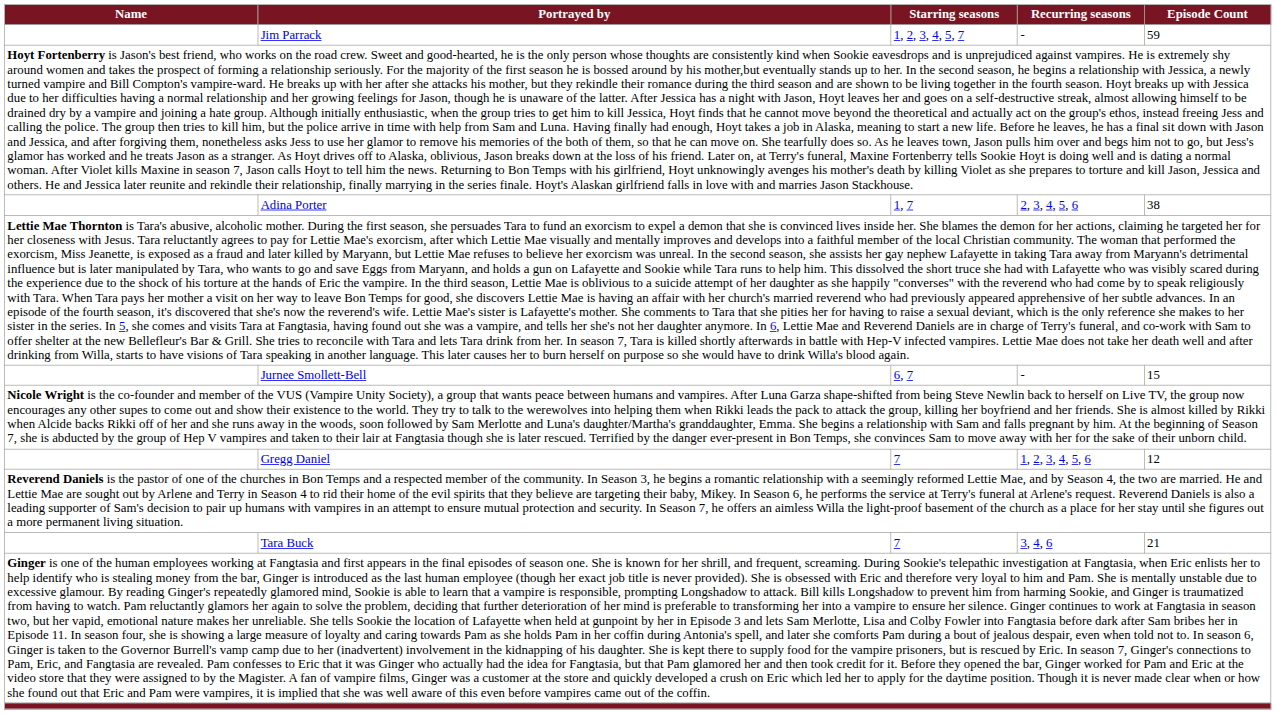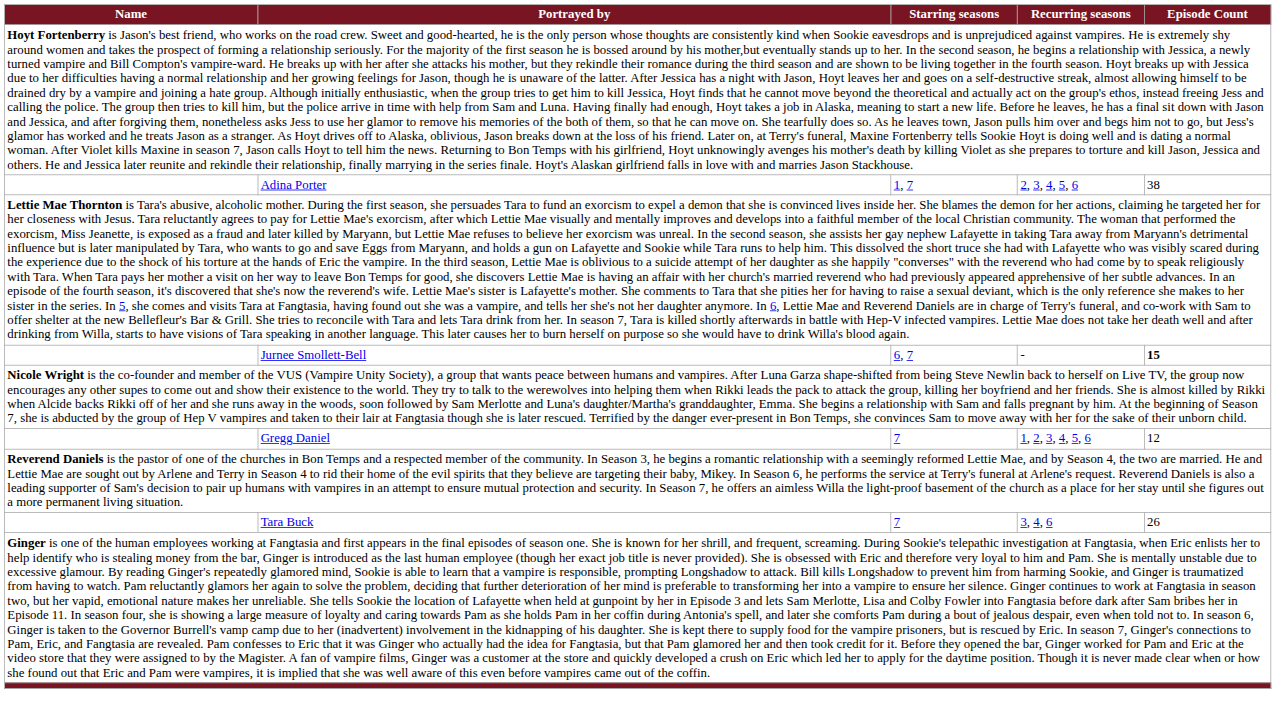- row: (291, 34)
(1154, 375) normal -> (1154, 355) bold
(1154, 542) 21 -> (1154, 522) 26
